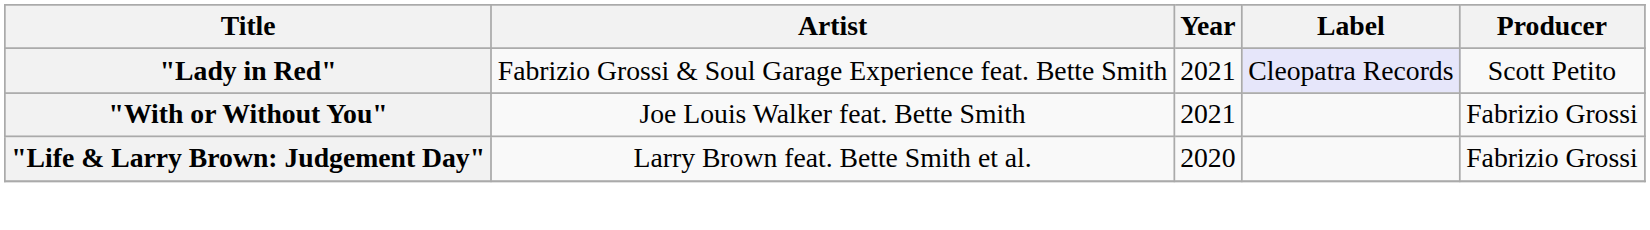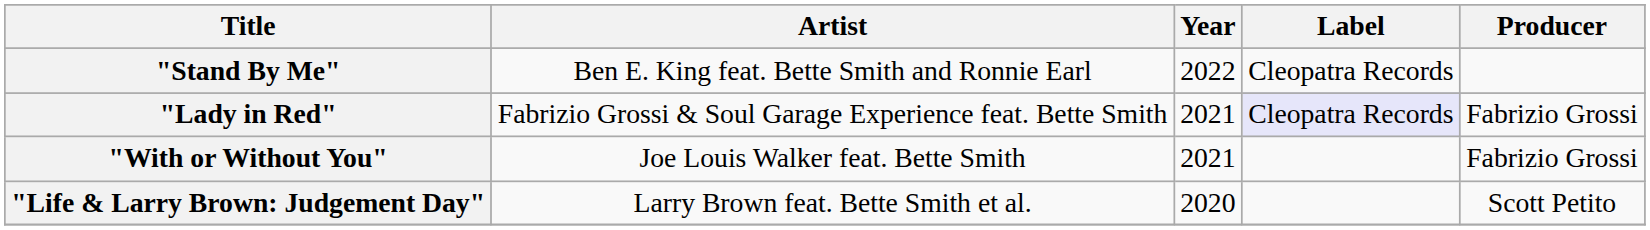+ row: (248, 70)
(1552, 70) Scott Petito -> (1552, 114) Fabrizio Grossi
(1552, 158) Fabrizio Grossi -> (1552, 202) Scott Petito
